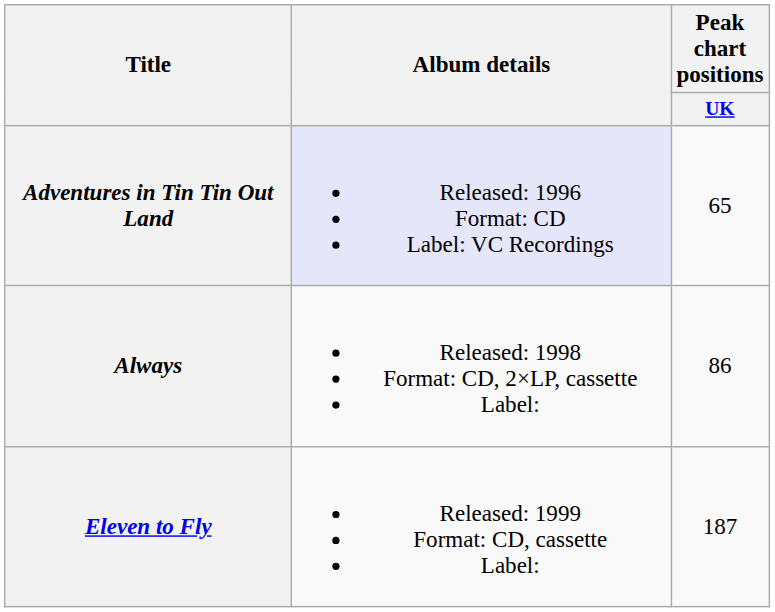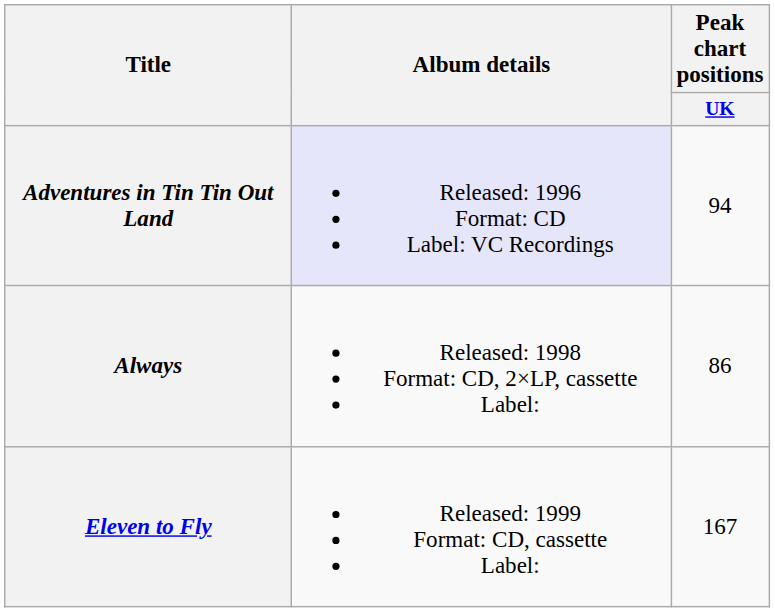(720, 205) 65 -> (720, 205) 94
(720, 526) 187 -> (720, 526) 167
